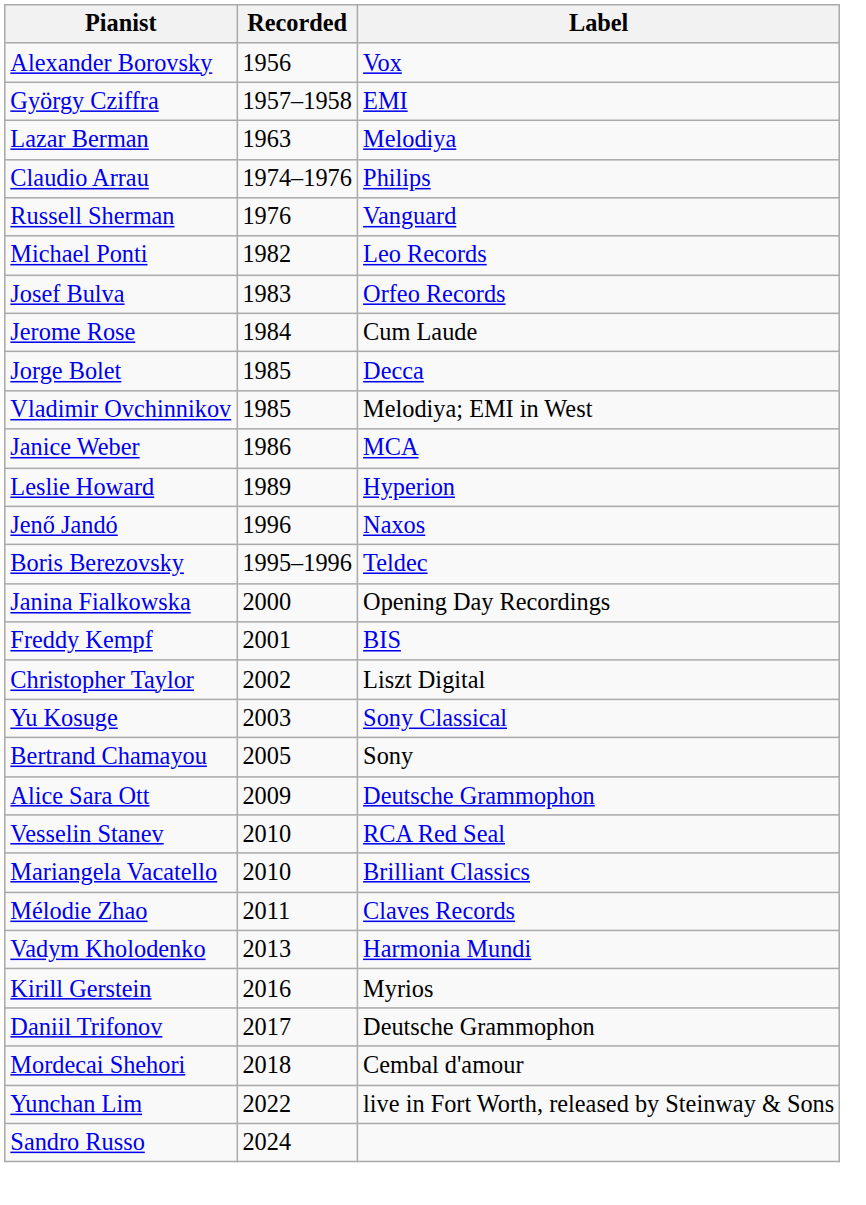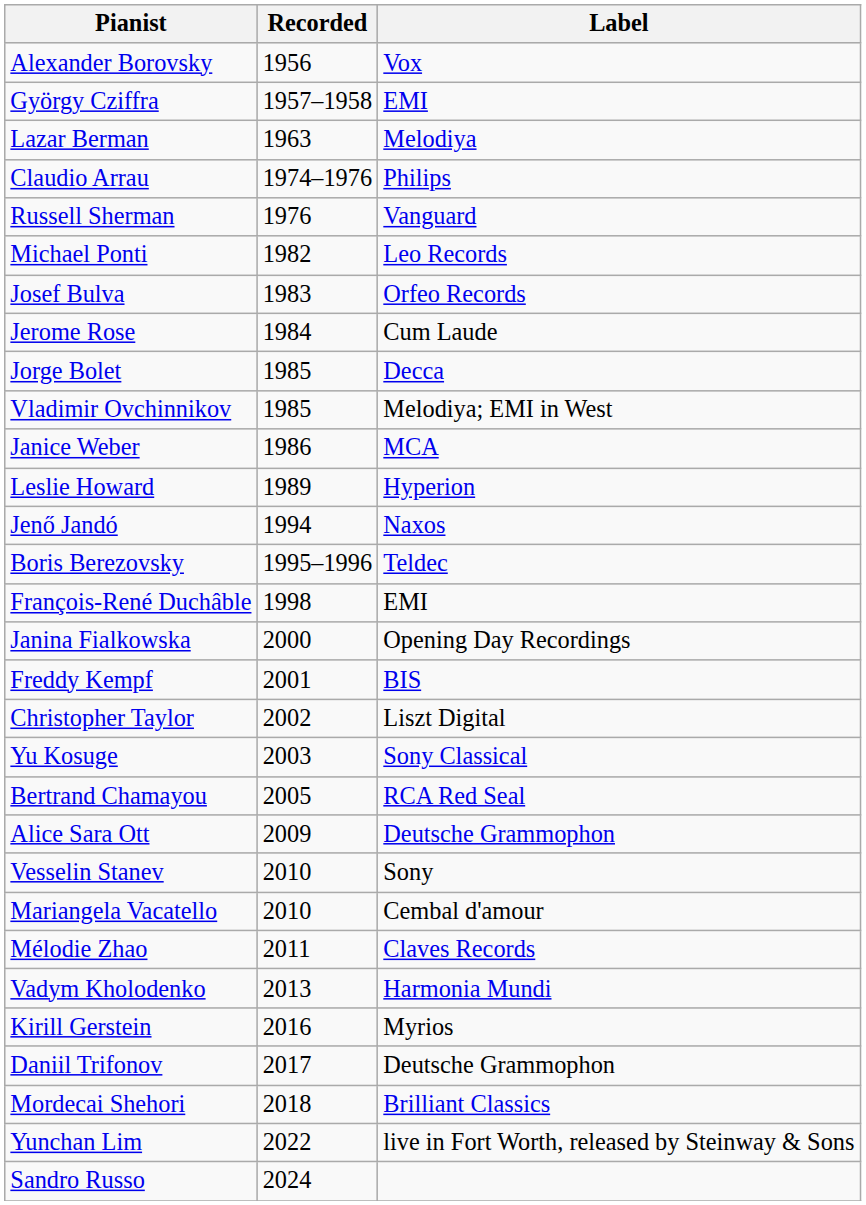(267, 525) 1996 -> (287, 525) 1994
+ row: (131, 602)
(388, 756) Sony -> (454, 795) RCA Red Seal
(434, 833) RCA Red Seal -> (408, 872) Sony
(447, 872) Brilliant Classics -> (464, 910) Cembal d'amour
(443, 1065) Cembal d'amour -> (467, 1103) Brilliant Classics
